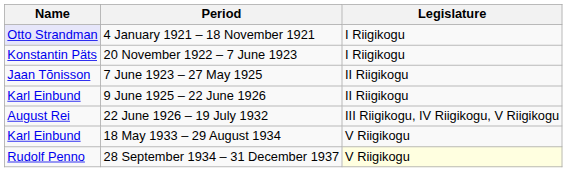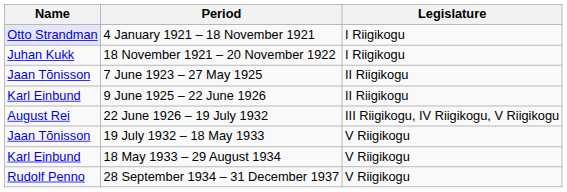+ row: (220, 55)
- row: (200, 55)
+ row: (184, 136)
(377, 156) lightyellow background -> (377, 177) no background
